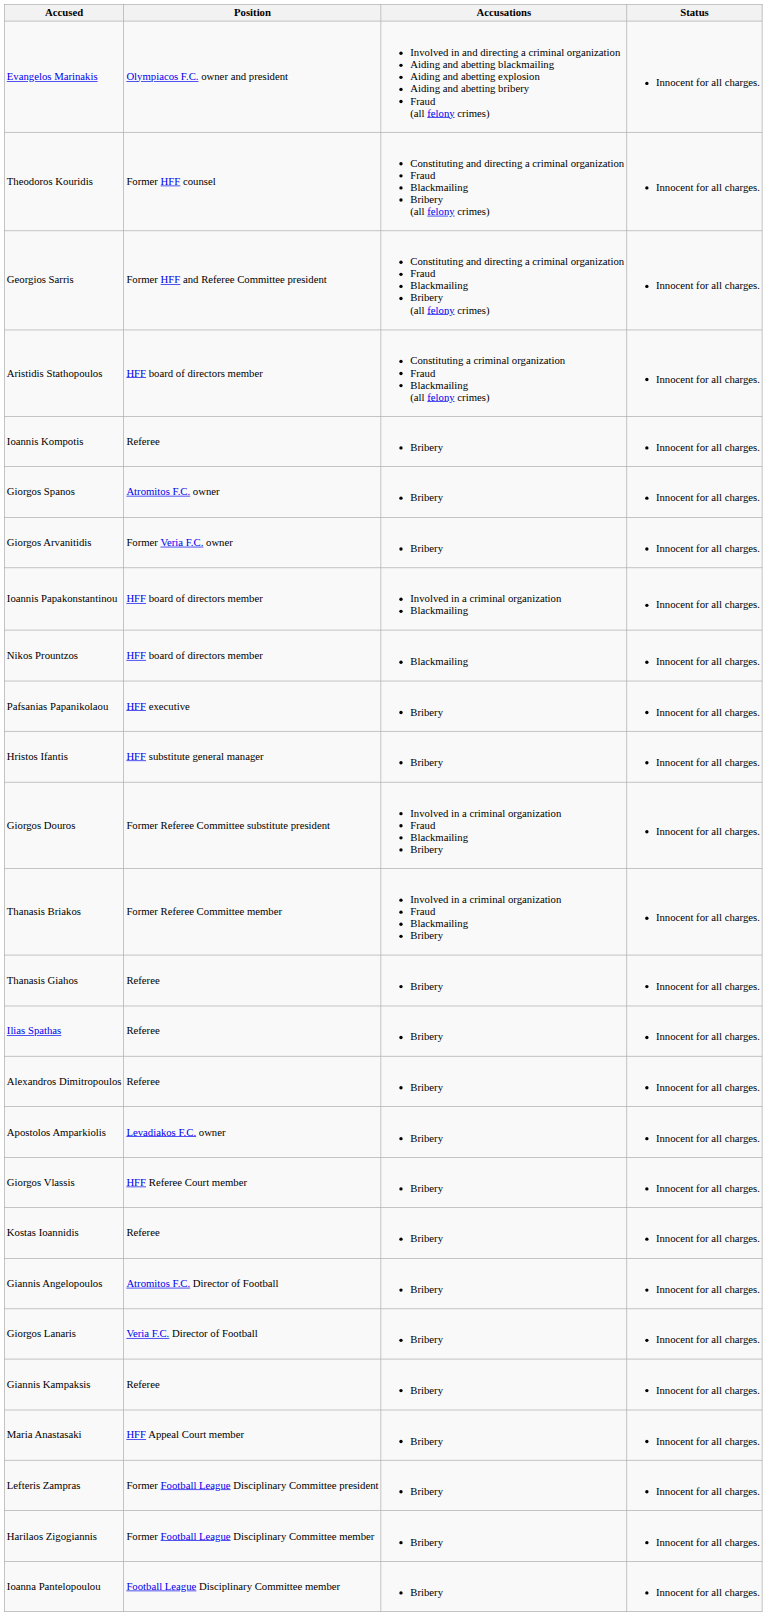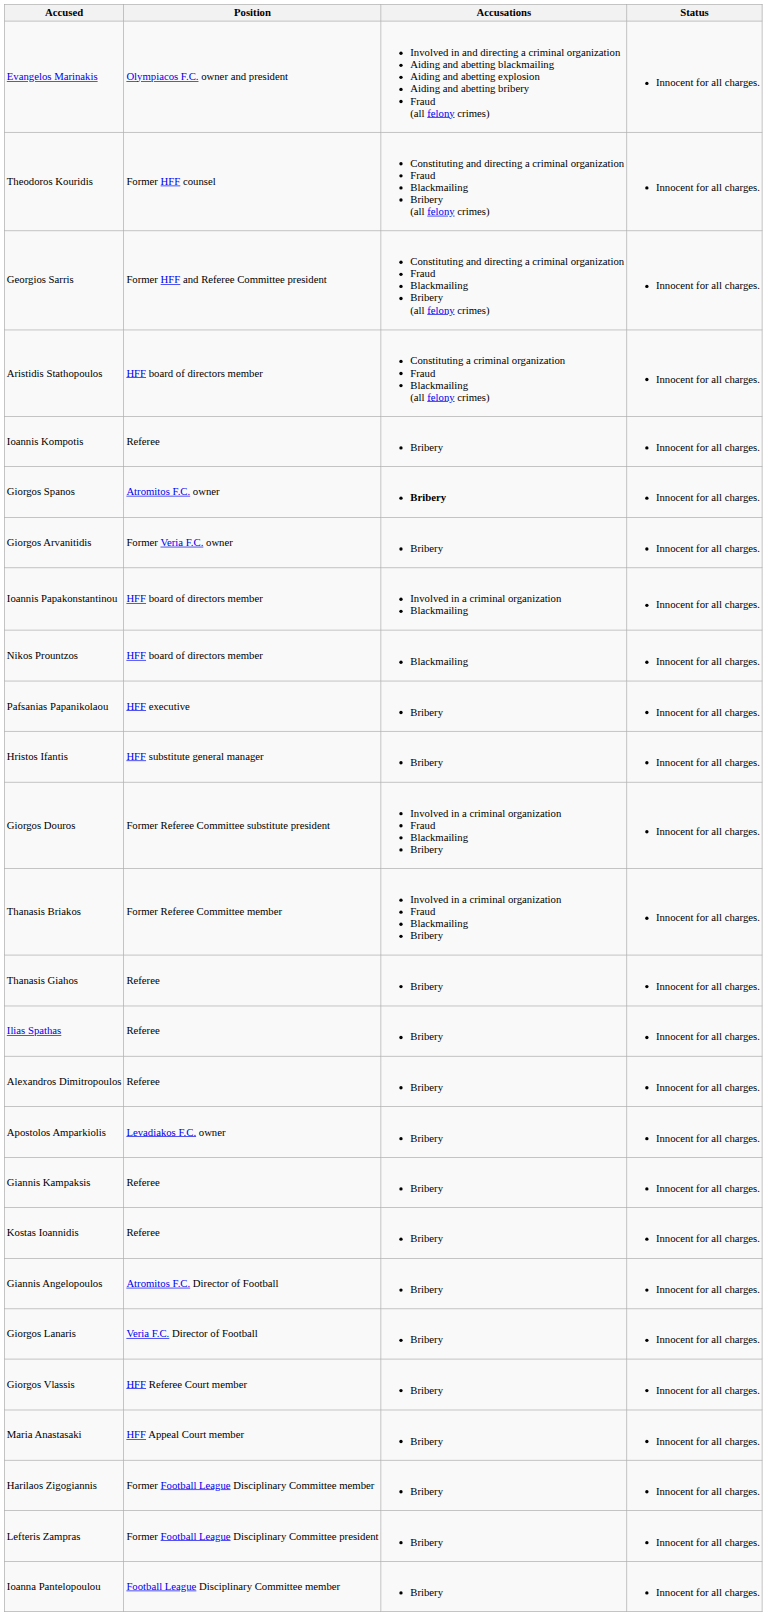(504, 498) normal -> (504, 498) bold
rows swapped: (49, 1384) <-> (41, 1182)
rows swapped: (44, 1485) <-> (52, 1536)
